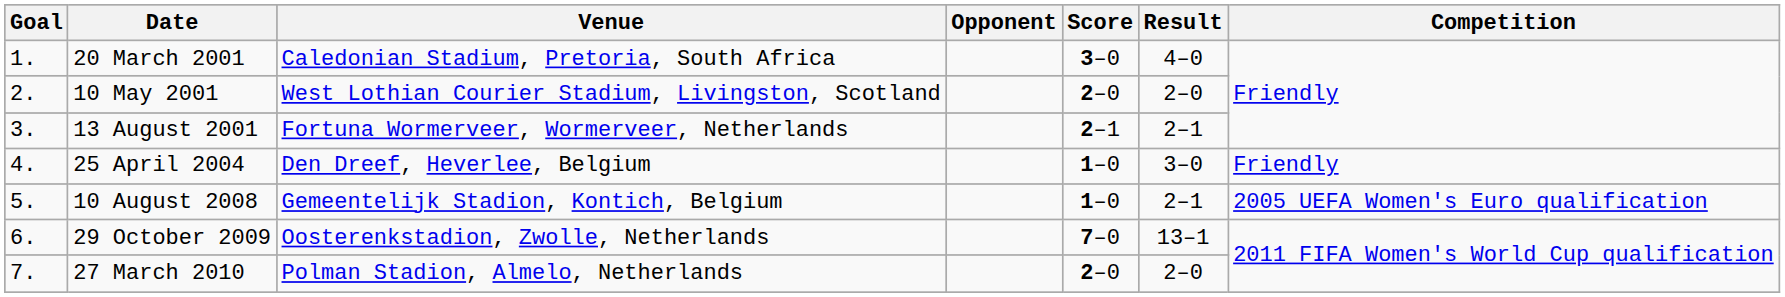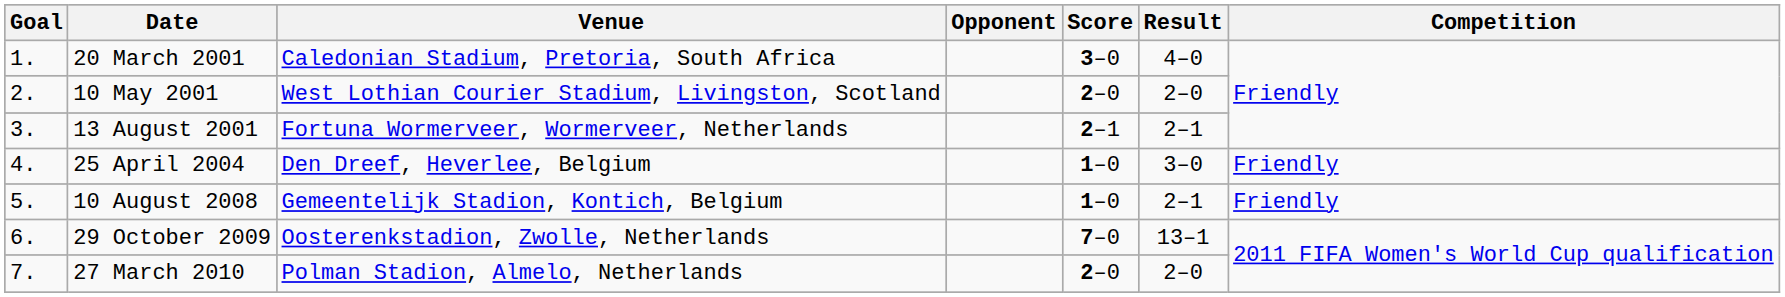(1470, 202) 2005 UEFA Women's Euro qualification -> (1286, 202) Friendly
